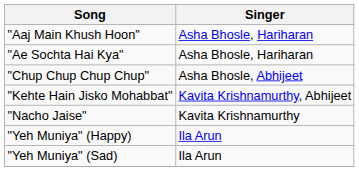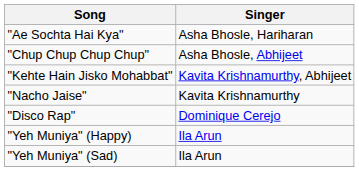- row: (74, 35)
+ row: (41, 116)
